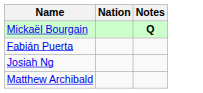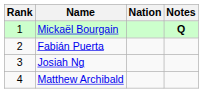+ column: (20, 12)
